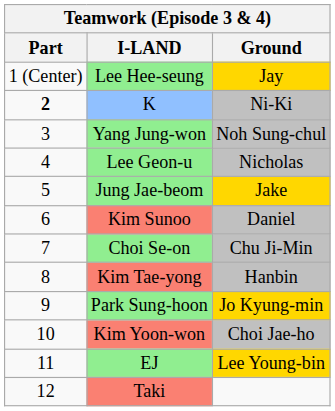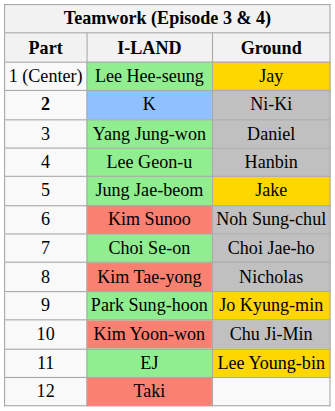(271, 133) Noh Sung-chul -> (271, 133) Daniel
(271, 162) Nicholas -> (271, 162) Hanbin
(271, 219) Daniel -> (271, 219) Noh Sung-chul
(271, 248) Chu Ji-Min -> (271, 248) Choi Jae-ho
(271, 276) Hanbin -> (271, 276) Nicholas
(271, 334) Choi Jae-ho -> (271, 334) Chu Ji-Min
